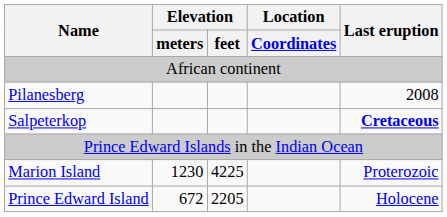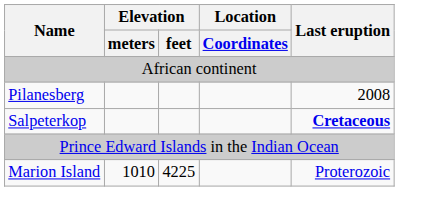(187, 172) 1230 -> (139, 172) 1010
- row: (79, 198)
